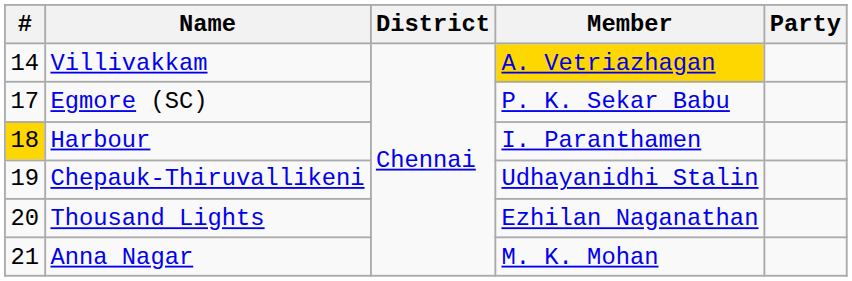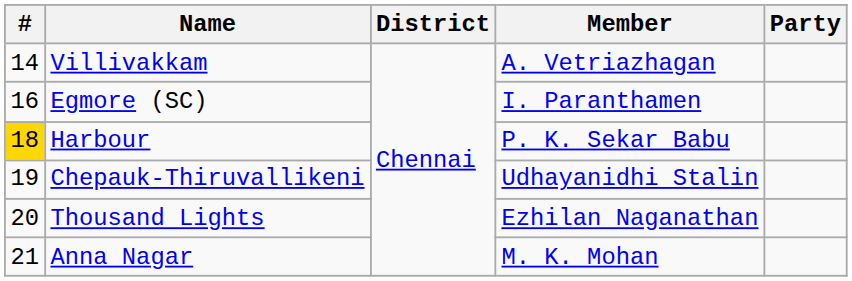(609, 63) gold background -> (609, 63) no background
(25, 102) 17 -> (25, 102) 16
(616, 102) P. K. Sekar Babu -> (601, 102) I. Paranthamen
(601, 141) I. Paranthamen -> (616, 141) P. K. Sekar Babu
